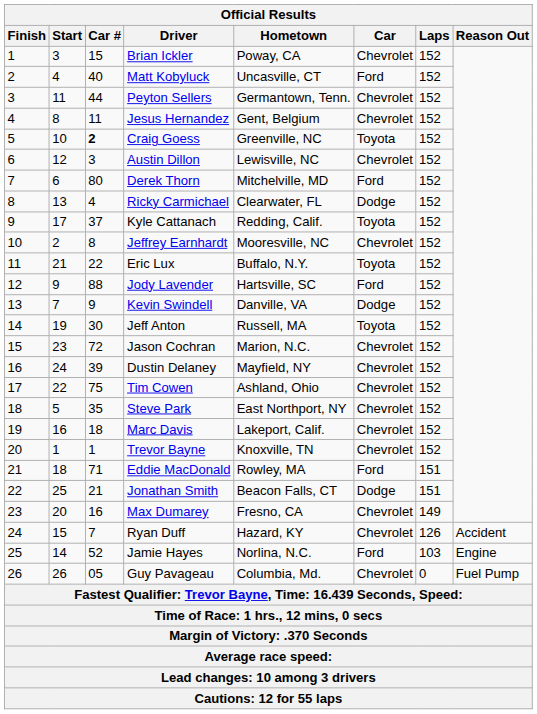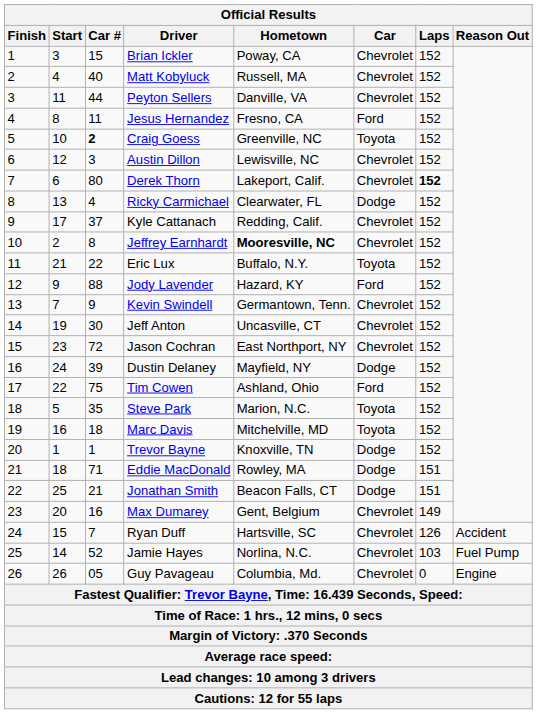(279, 77) Uncasville, CT -> (272, 77) Russell, MA
(370, 77) Ford -> (385, 77) Chevrolet
(294, 98) Germantown, Tenn. -> (272, 98) Danville, VA
(278, 119) Gent, Belgium -> (270, 119) Fresno, CA
(385, 119) Chevrolet -> (370, 119) Ford
(282, 181) Mitchelville, MD -> (281, 181) Lakeport, Calif.
(370, 181) Ford -> (385, 181) Chevrolet
(430, 181) normal -> (430, 181) bold
(376, 222) Toyota -> (385, 222) Chevrolet
(283, 243) normal -> (286, 243) bold
(276, 284) Hartsville, SC -> (270, 284) Hazard, KY
(272, 305) Danville, VA -> (294, 305) Germantown, Tenn.
(376, 305) Dodge -> (385, 305) Chevrolet
(272, 326) Russell, MA -> (279, 326) Uncasville, CT
(376, 326) Toyota -> (385, 326) Chevrolet
(273, 346) Marion, N.C. -> (292, 346) East Northport, NY
(385, 367) Chevrolet -> (376, 367) Dodge
(385, 388) Chevrolet -> (370, 388) Ford
(292, 409) East Northport, NY -> (273, 409) Marion, N.C.
(385, 409) Chevrolet -> (376, 409) Toyota
(281, 429) Lakeport, Calif. -> (282, 429) Mitchelville, MD
(385, 429) Chevrolet -> (376, 429) Toyota
(385, 450) Chevrolet -> (376, 450) Dodge
(370, 471) Ford -> (376, 471) Dodge
(270, 512) Fresno, CA -> (278, 512) Gent, Belgium
(270, 533) Hazard, KY -> (276, 533) Hartsville, SC
(370, 553) Ford -> (385, 553) Chevrolet
(476, 553) Engine -> (487, 553) Fuel Pump
(487, 574) Fuel Pump -> (476, 574) Engine
